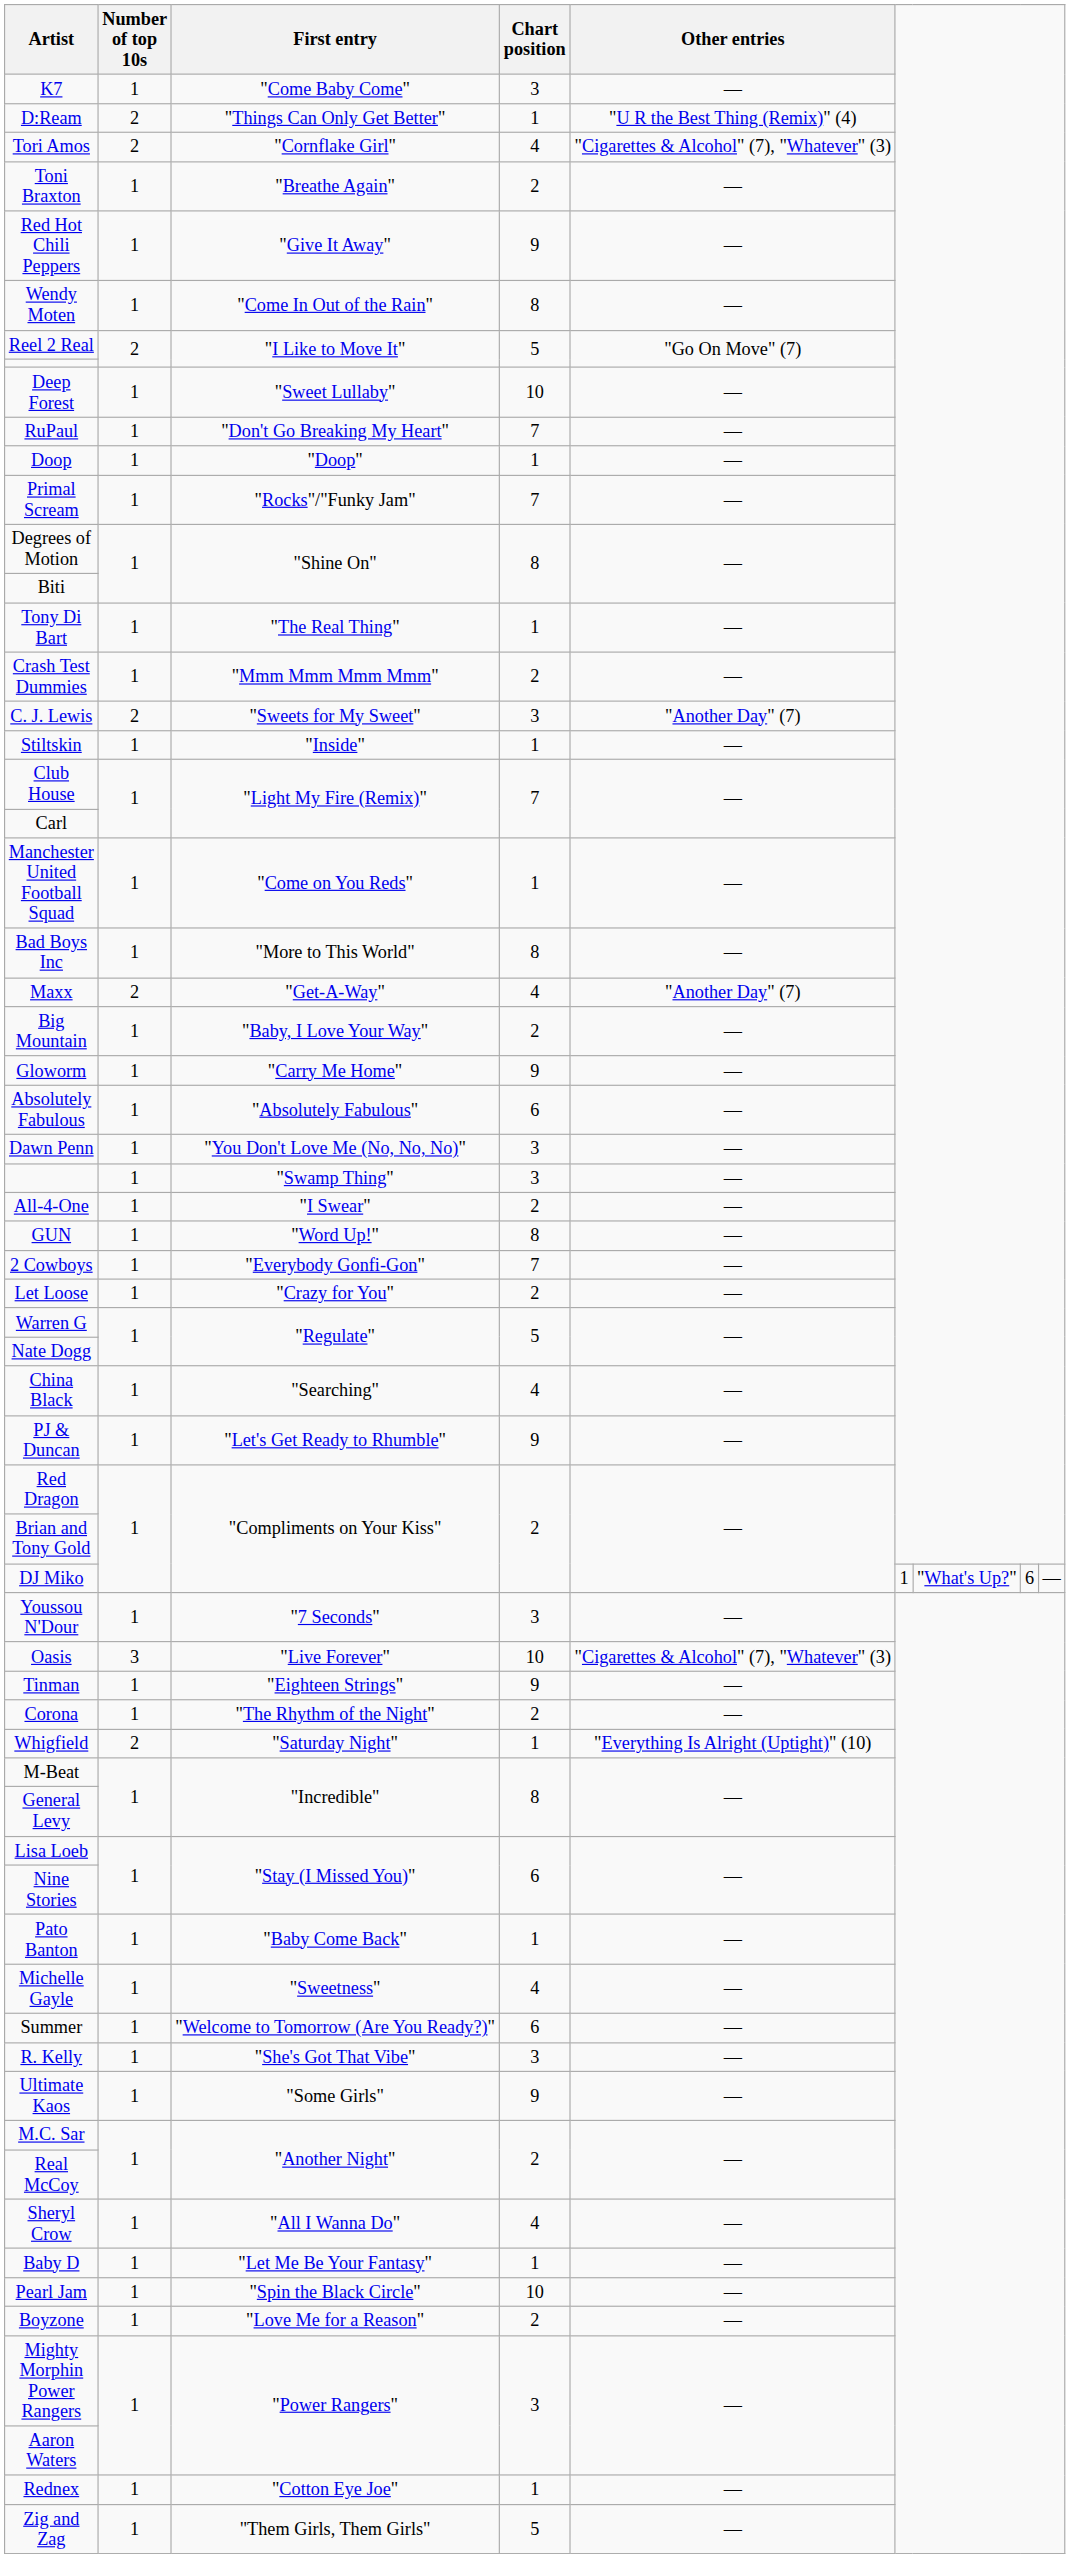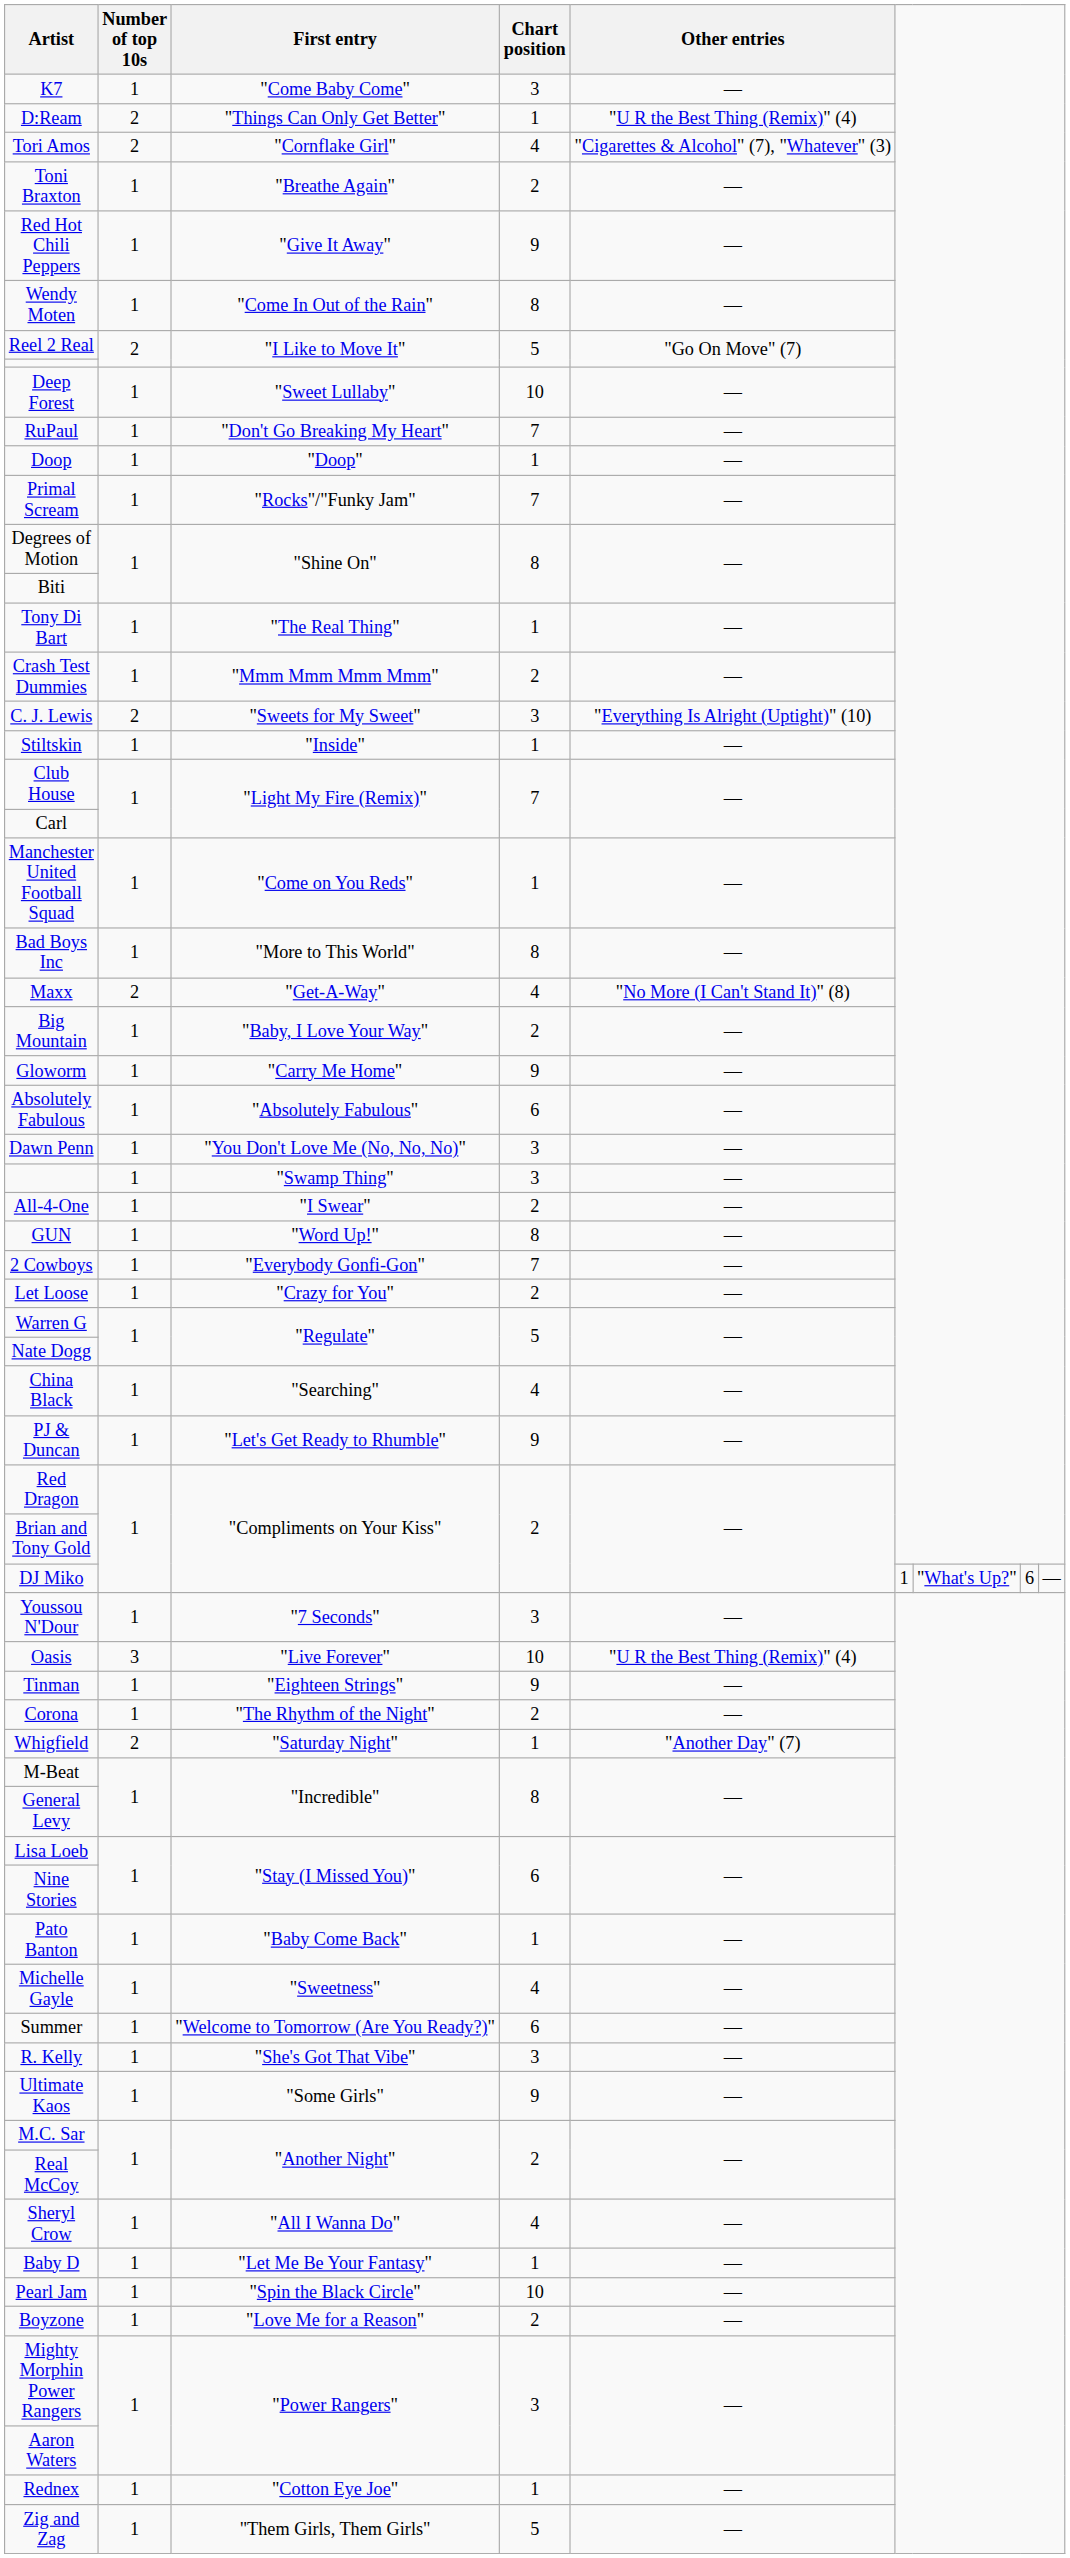(733, 715) "Another Day" (7) -> (733, 715) "Everything Is Alright (Uptight)" (10)
(733, 992) "Another Day" (7) -> (733, 992) "No More (I Can't Stand It)" (8)
(733, 1656) "Cigarettes & Alcohol" (7), "Whatever" (3) -> (733, 1656) "U R the Best Thing (Remix)" (4)
(733, 1743) "Everything Is Alright (Uptight)" (10) -> (733, 1743) "Another Day" (7)
